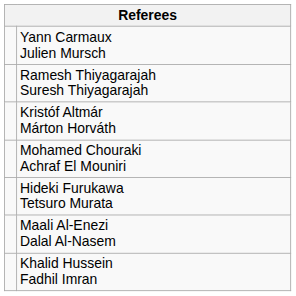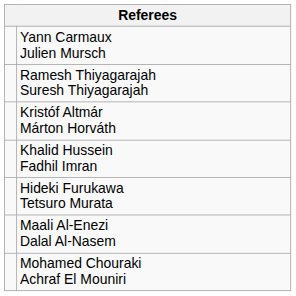rows swapped: (66, 271) <-> (81, 158)
